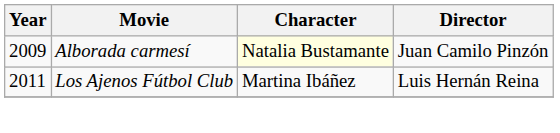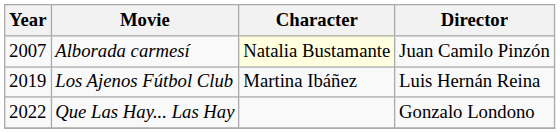(28, 51) 2009 -> (28, 51) 2007
(27, 82) 2011 -> (28, 82) 2019
+ row: (145, 112)
